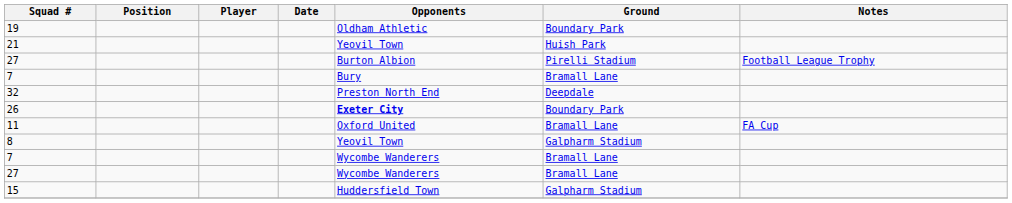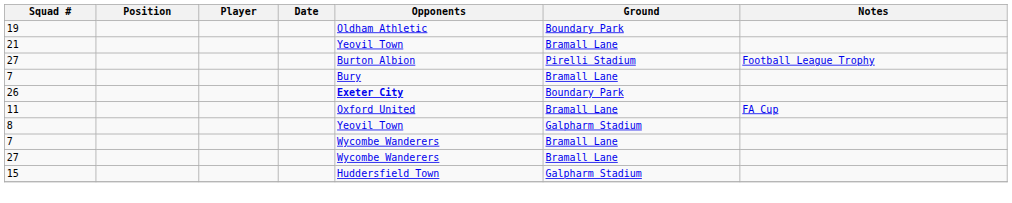(576, 45) Huish Park -> (582, 45) Bramall Lane
- row: (13, 94)
